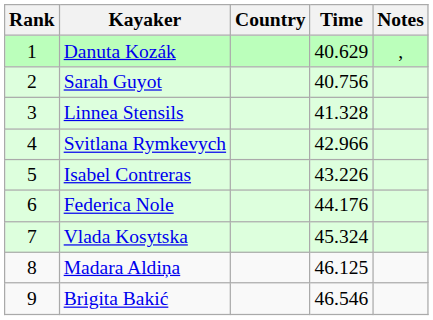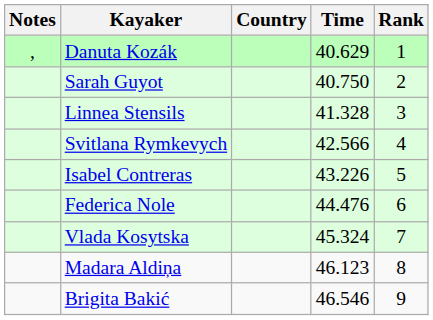columns swapped: (32, 19) <-> (401, 19)
(341, 81) 40.756 -> (342, 81) 40.750
(341, 143) 42.966 -> (342, 143) 42.566
(341, 205) 44.176 -> (342, 205) 44.476
(341, 267) 46.125 -> (342, 267) 46.123
